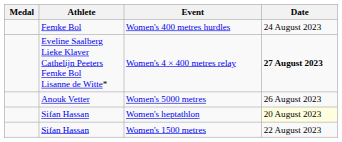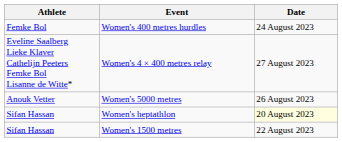- column: (22, 12)
(293, 63) bold -> (285, 63) normal
